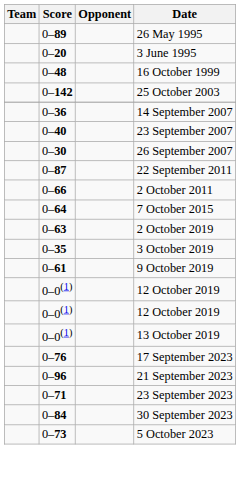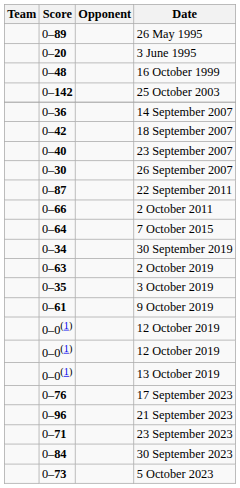+ row: (54, 131)
+ row: (54, 248)
